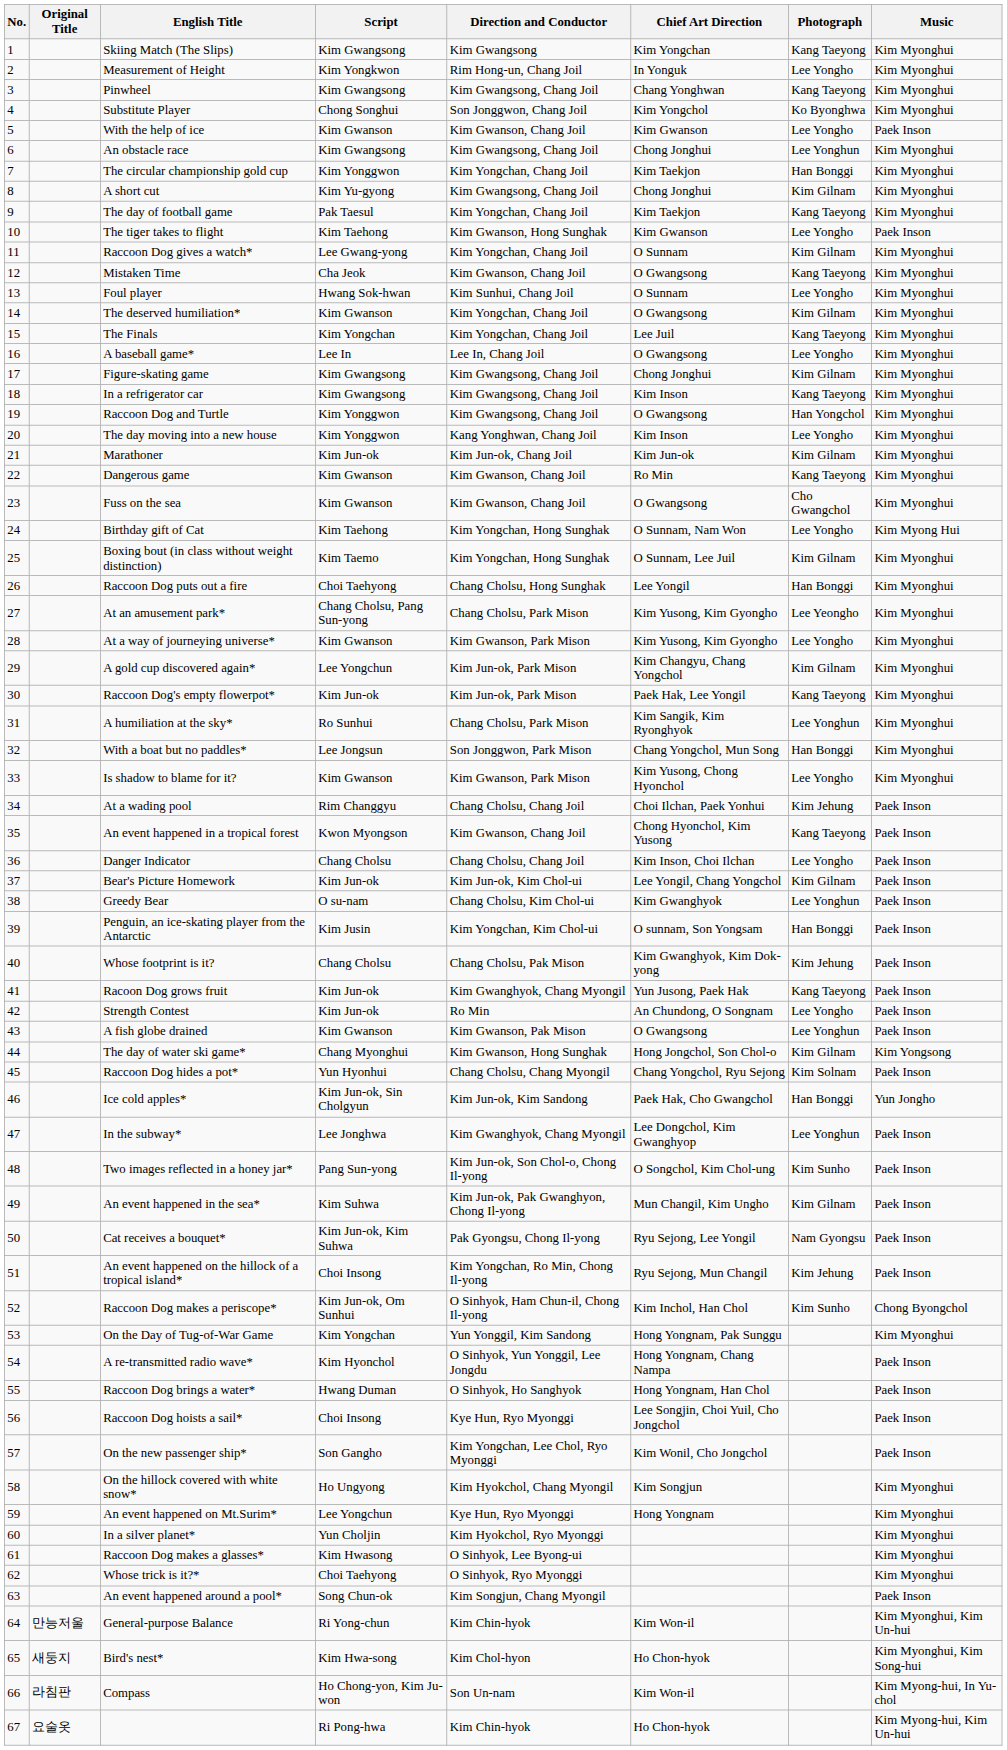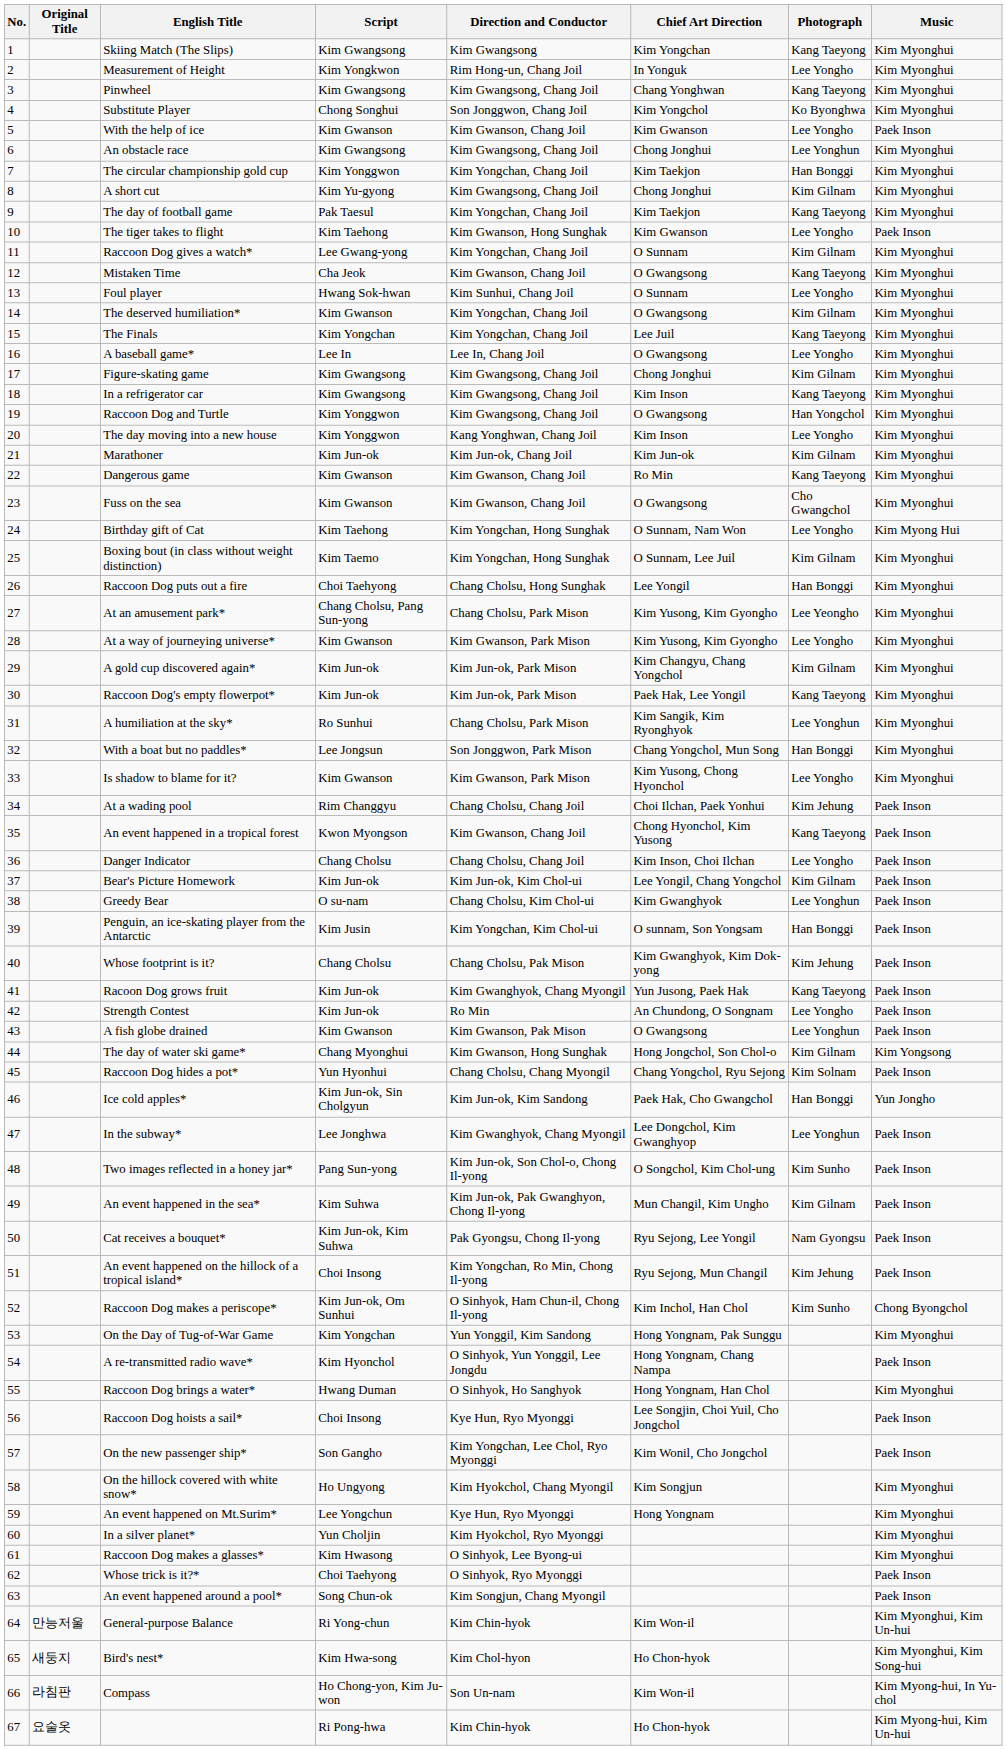(355, 668) Lee Yongchun -> (349, 668) Kim Jun-ok
(903, 1390) Paek Inson -> (914, 1390) Kim Myonghui
(914, 1575) Kim Myonghui -> (903, 1575) Paek Inson
